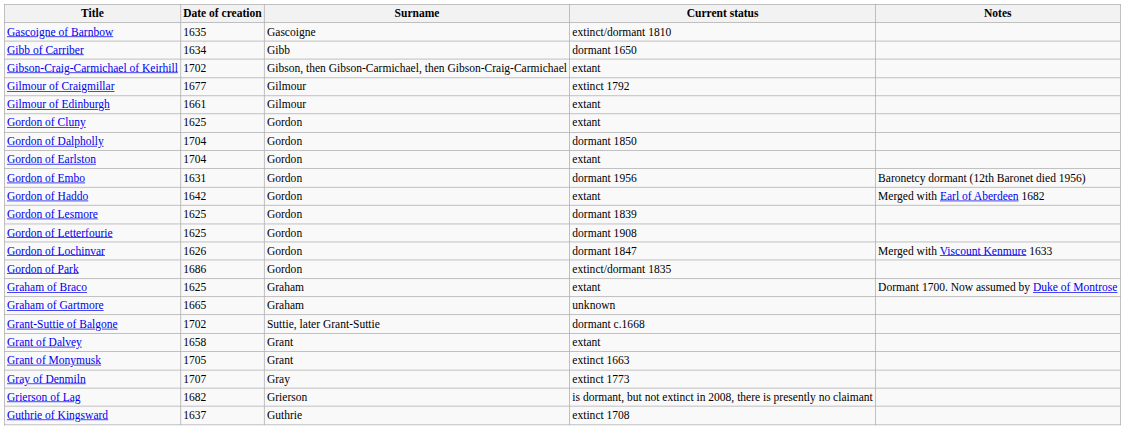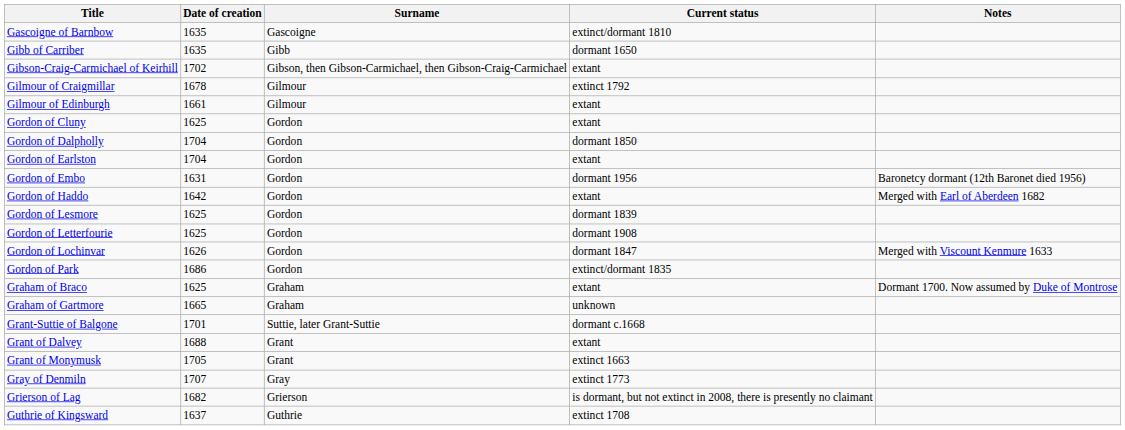(195, 50) 1634 -> (195, 50) 1635
(195, 86) 1677 -> (195, 86) 1678
(195, 324) 1702 -> (195, 324) 1701
(195, 342) 1658 -> (195, 342) 1688
